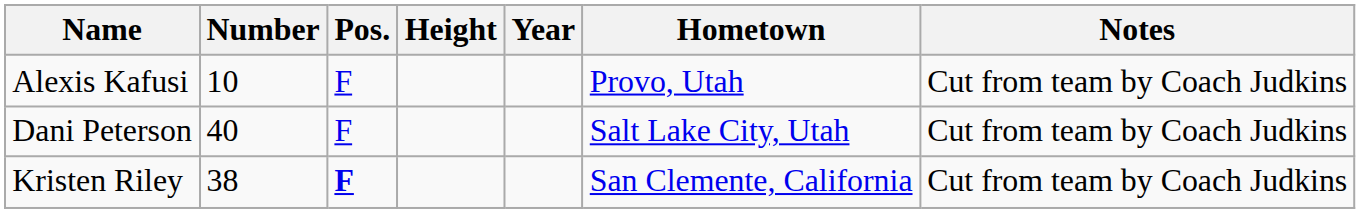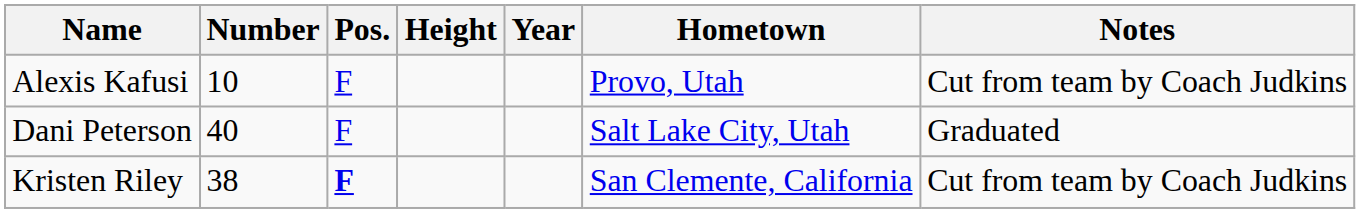(1137, 130) Cut from team by Coach Judkins -> (994, 130) Graduated
